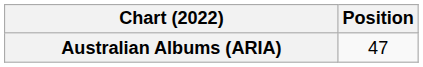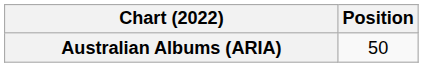(378, 47) 47 -> (378, 47) 50
